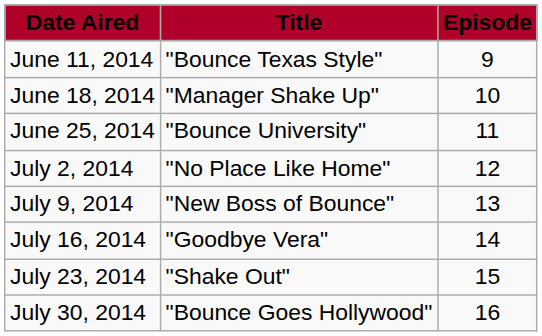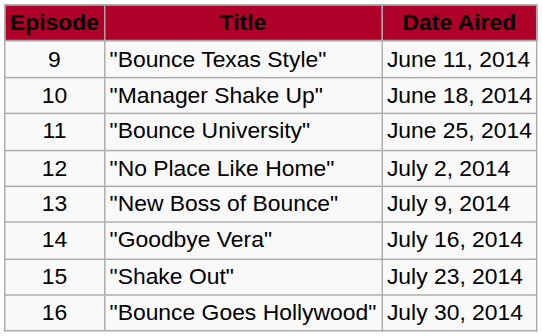columns swapped: (487, 22) <-> (82, 22)
